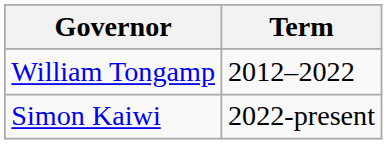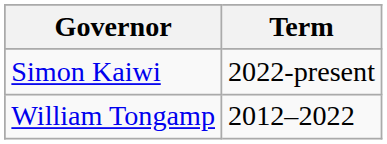rows swapped: (113, 71) <-> (86, 116)
